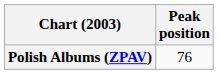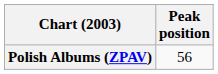(184, 57) 76 -> (184, 57) 56
